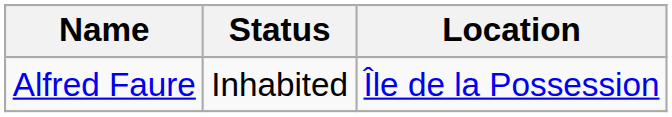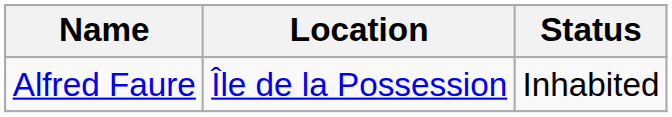columns swapped: (511, 30) <-> (280, 30)
